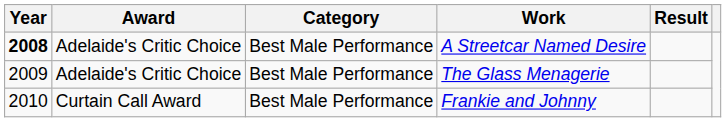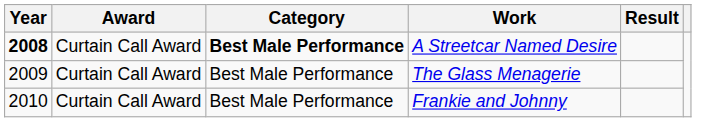(149, 46) Adelaide's Critic Choice -> (129, 46) Curtain Call Award
(341, 46) normal -> (307, 46) bold
(149, 74) Adelaide's Critic Choice -> (129, 74) Curtain Call Award
